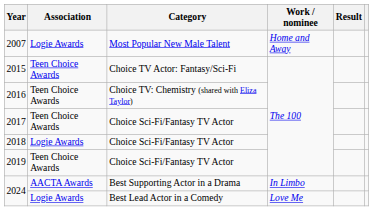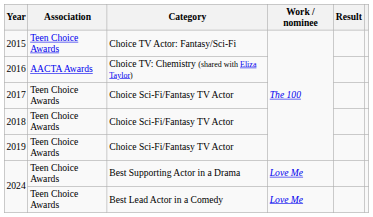- row: (16, 43)
(54, 95) Teen Choice Awards -> (61, 69) AACTA Awards
(57, 142) Logie Awards -> (54, 121) Teen Choice Awards
(61, 183) AACTA Awards -> (54, 173) Teen Choice Awards
(287, 183) In Limbo -> (286, 173) Love Me
(57, 198) Logie Awards -> (54, 199) Teen Choice Awards
